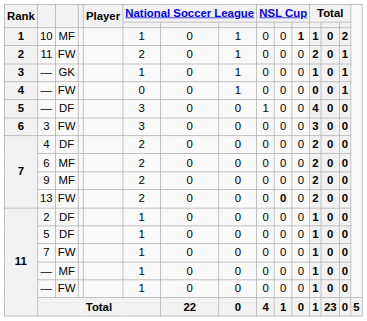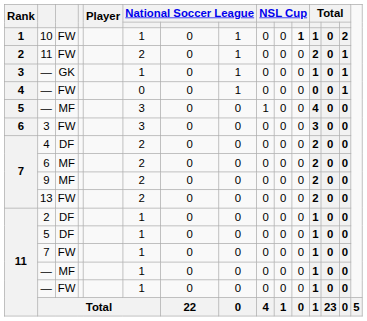(67, 36) MF -> (67, 36) FW
(67, 108) DF -> (67, 108) MF
(283, 198) bold -> (283, 198) normal
